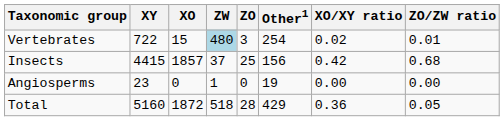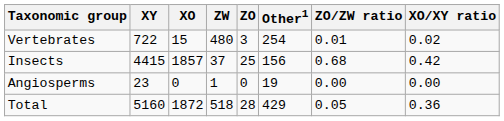columns swapped: (359, 17) <-> (452, 17)
(222, 40) lightblue background -> (222, 40) no background
